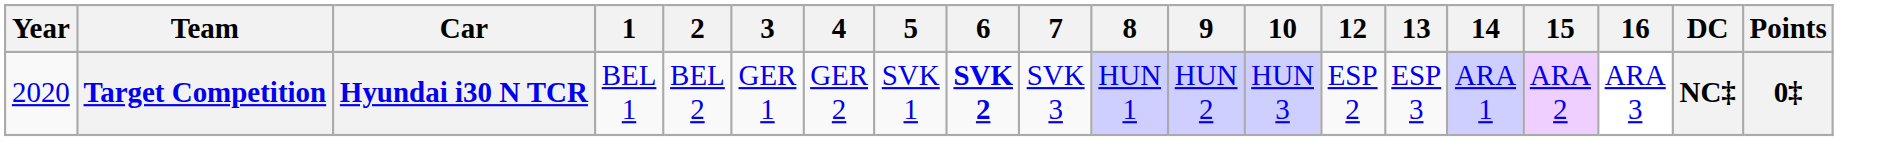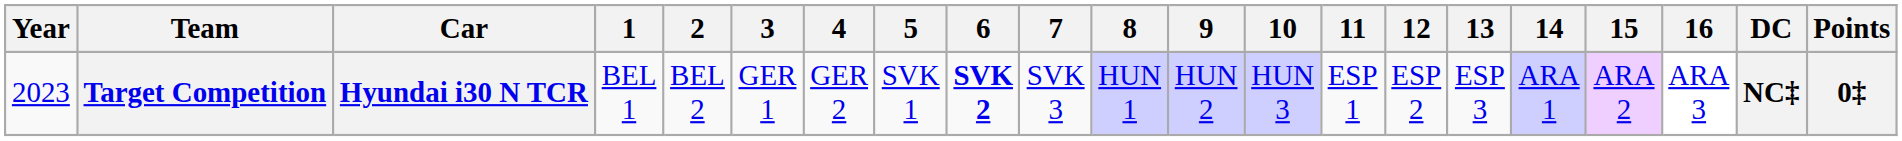+ column: (1353, 27)
(41, 92) 2020 -> (41, 92) 2023
